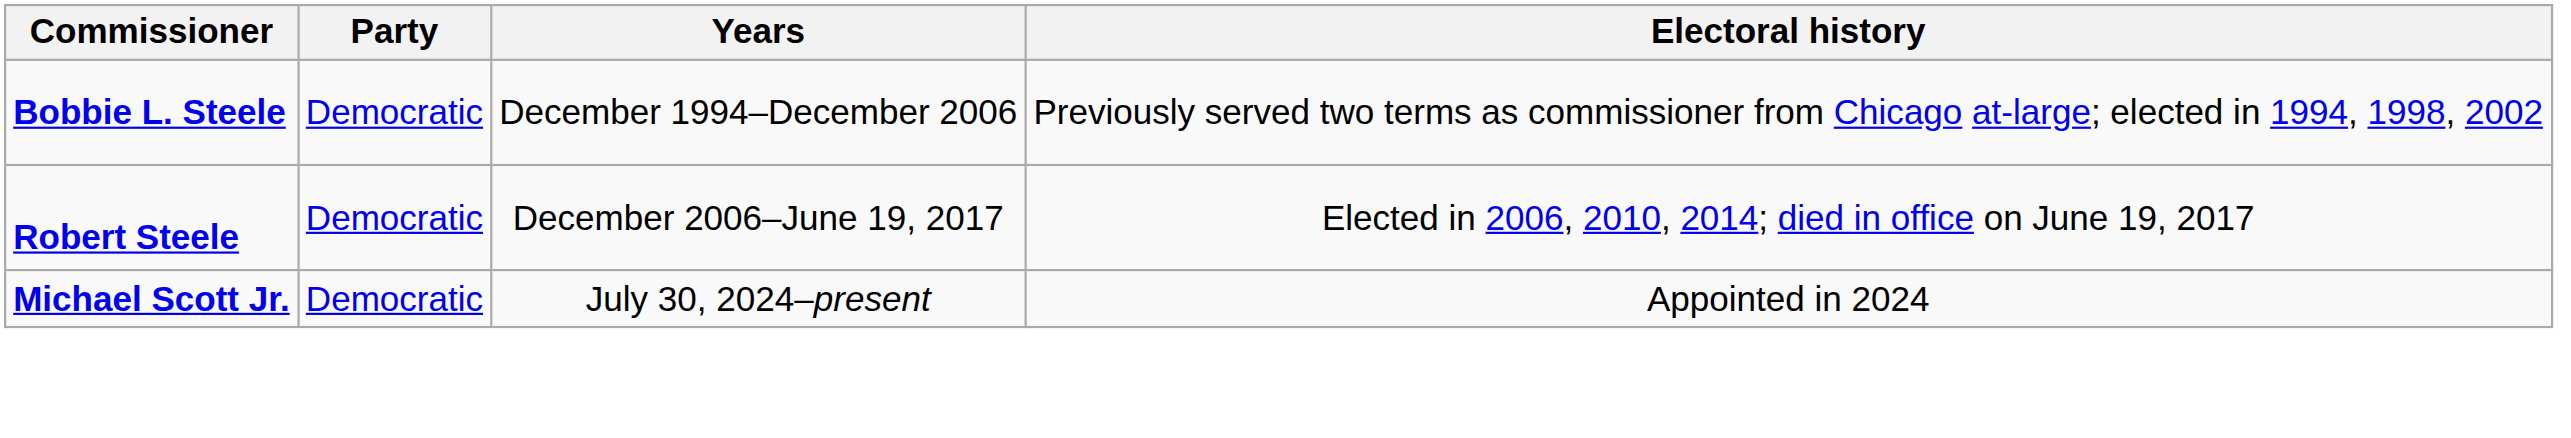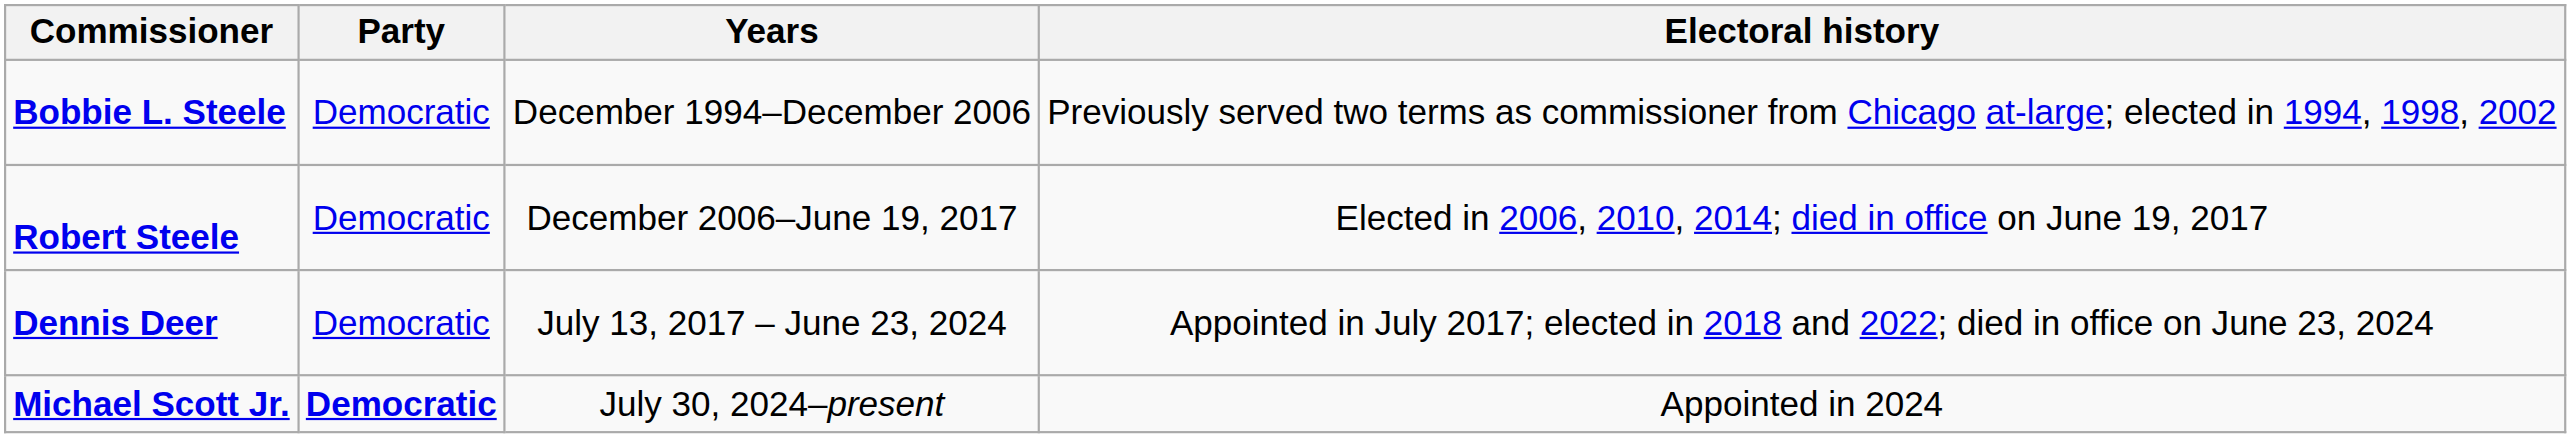+ row: (115, 322)
(394, 298) normal -> (401, 403) bold
